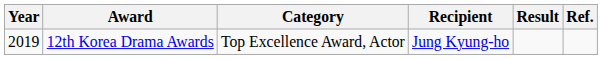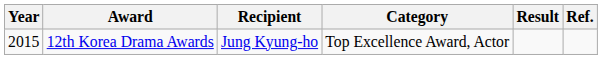columns swapped: (313, 16) <-> (461, 16)
(24, 41) 2019 -> (24, 41) 2015
